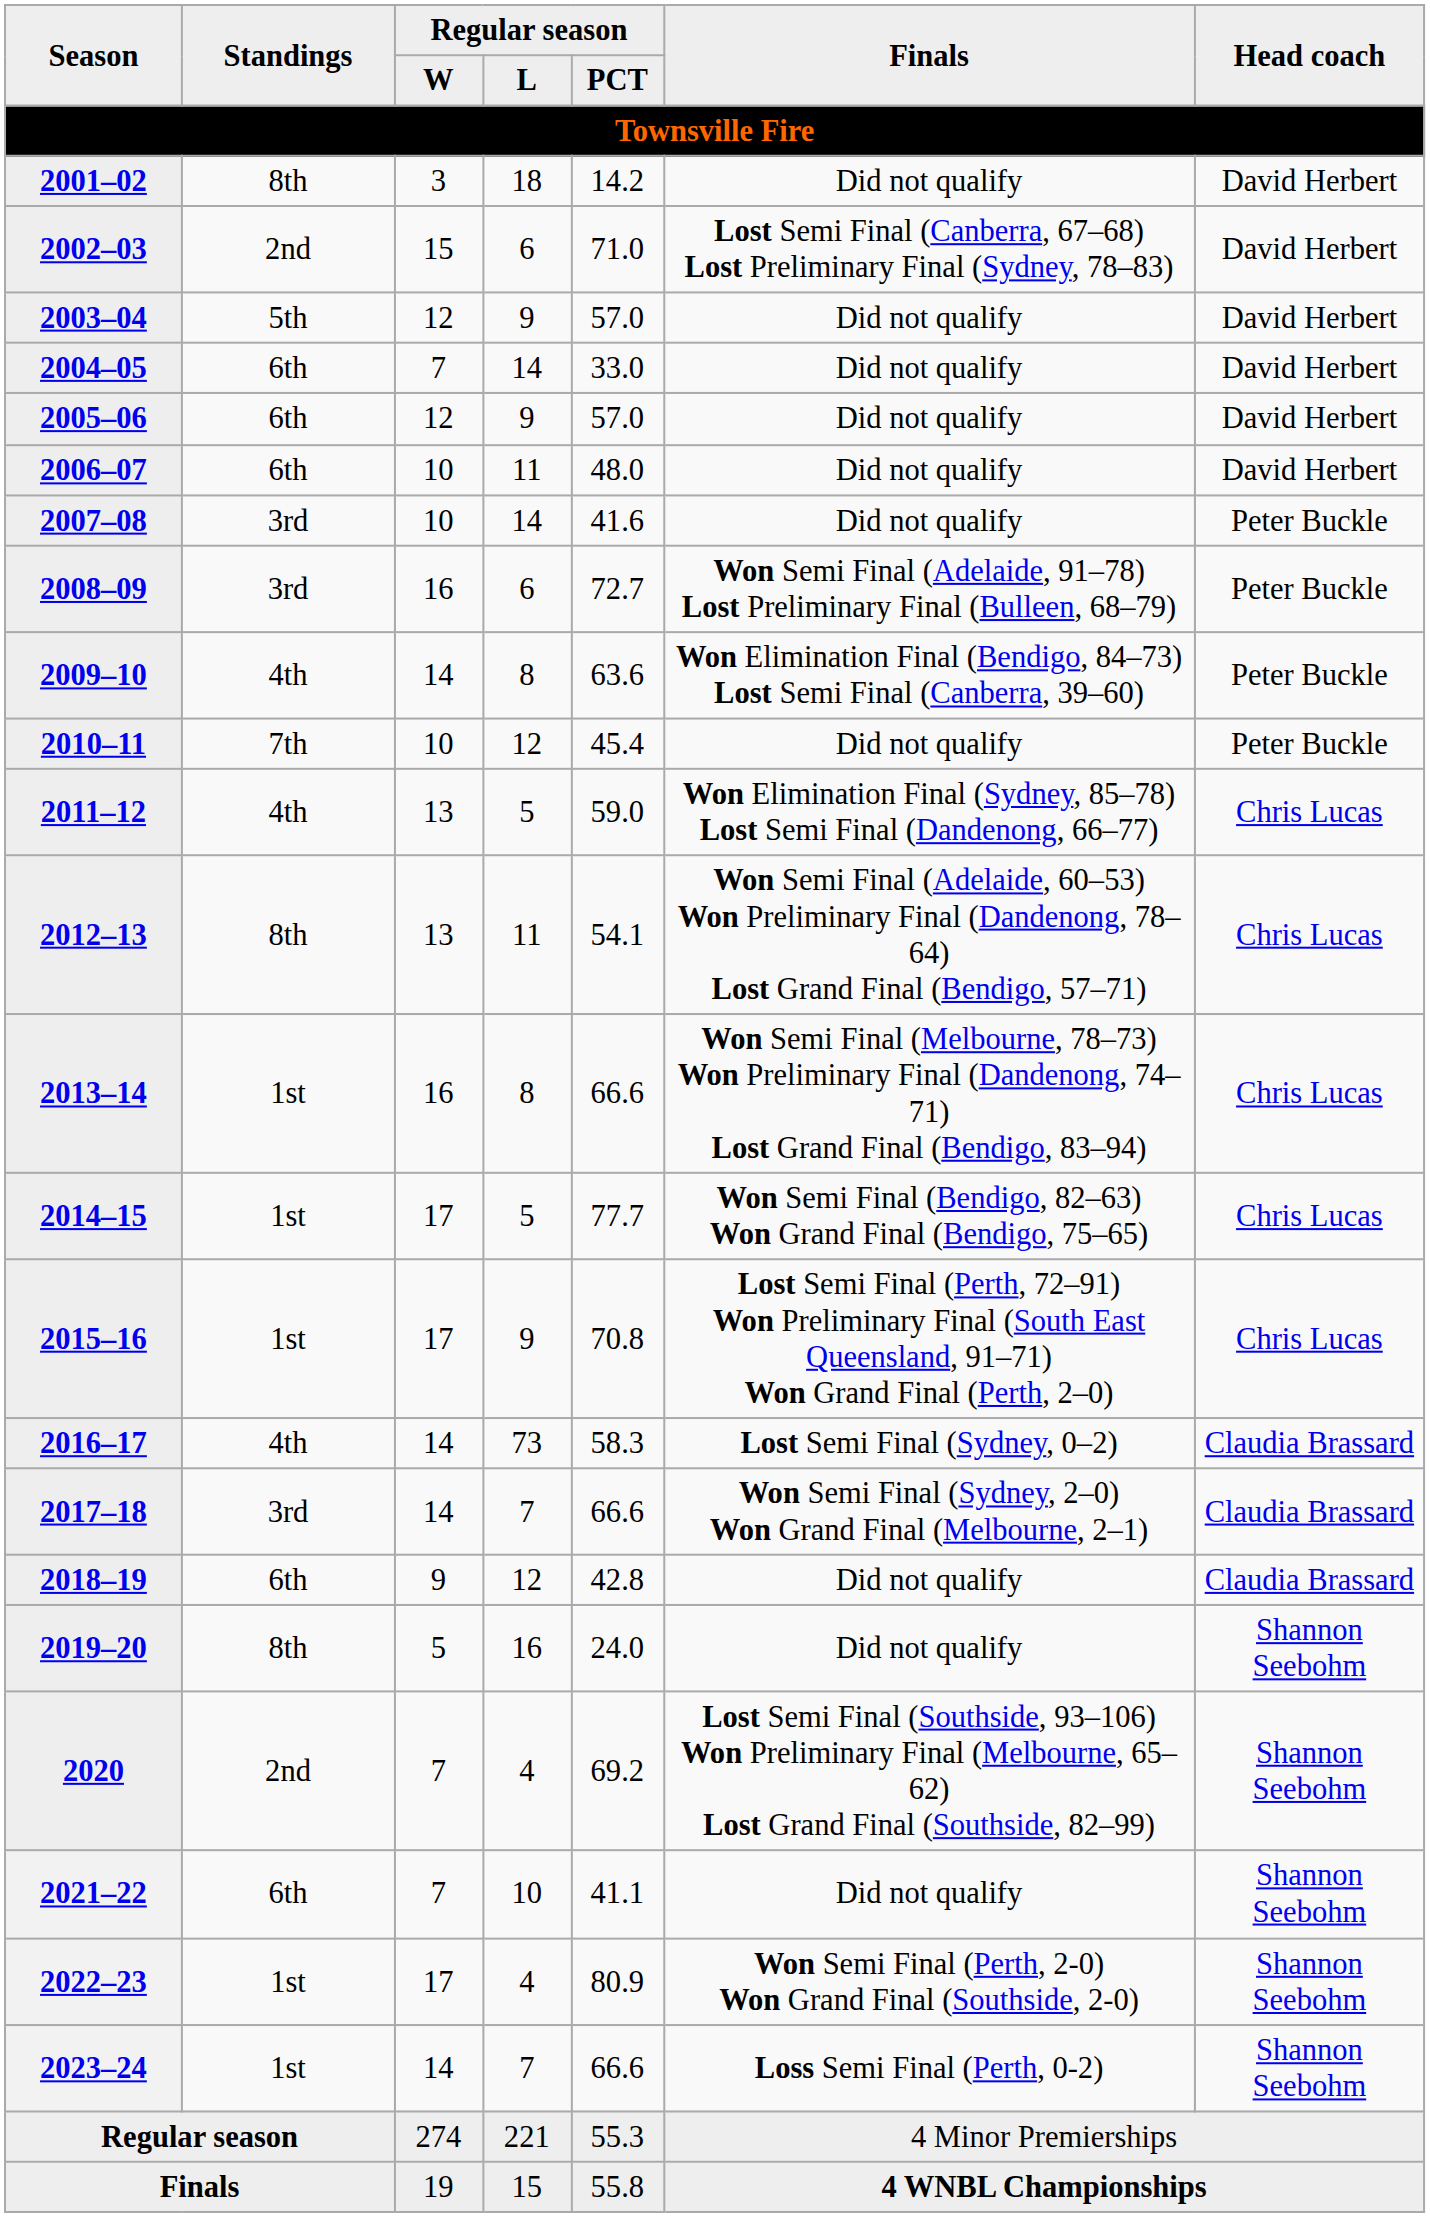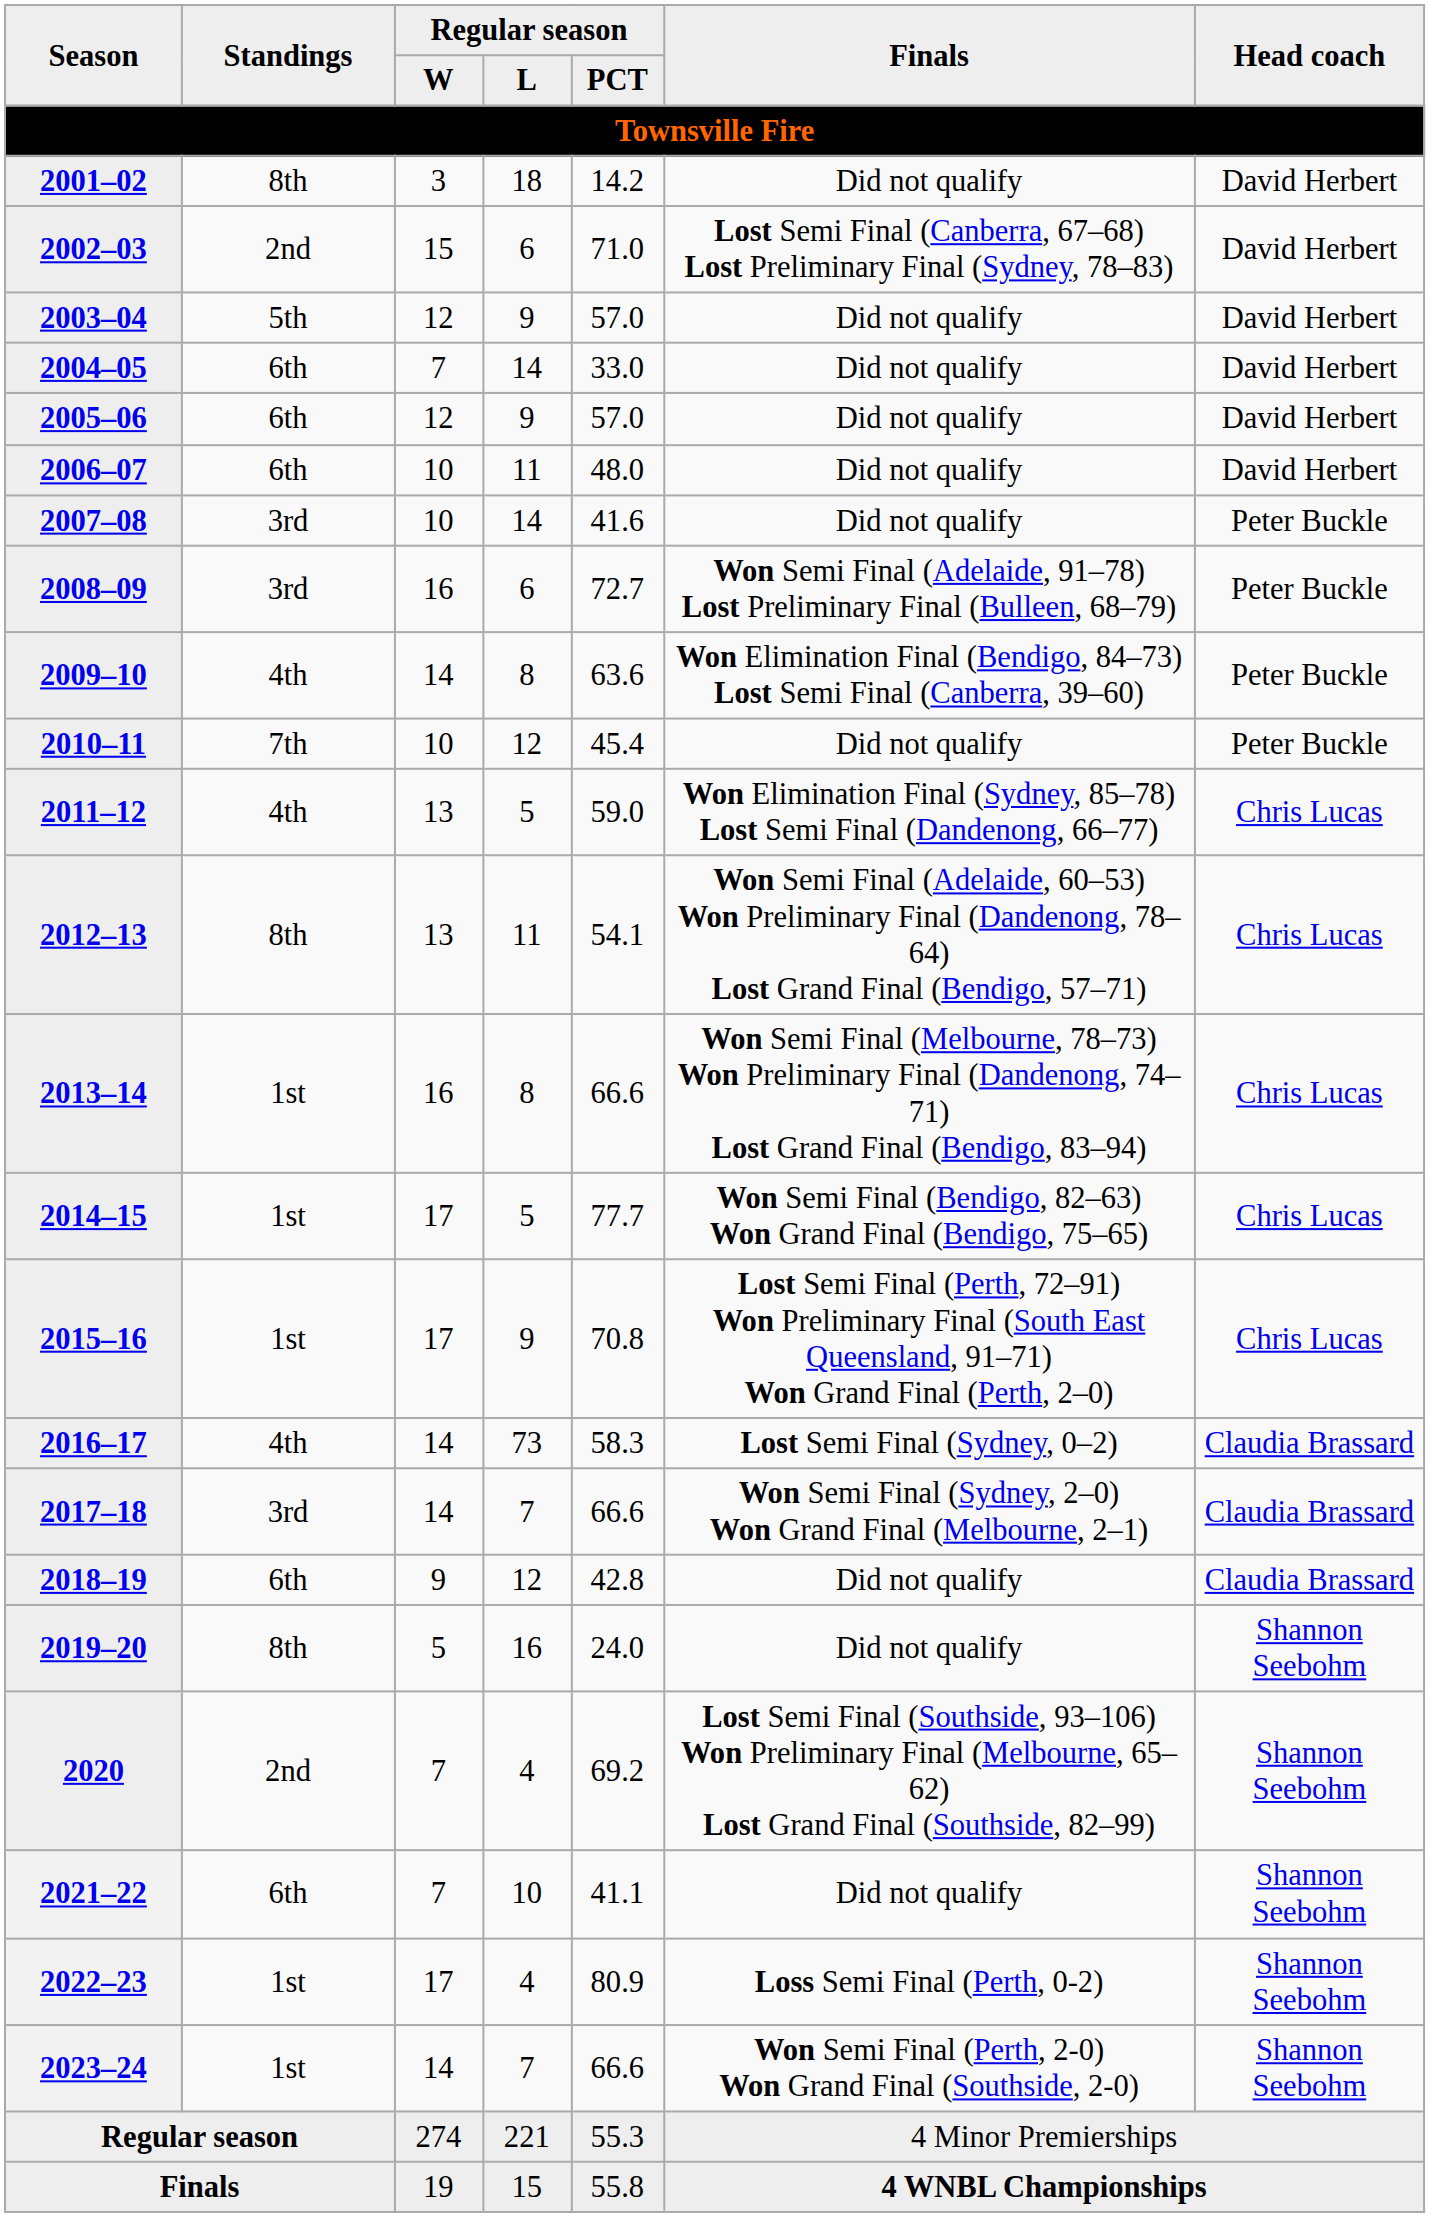(929, 1980) Won Semi Final (Perth, 2-0) Won Grand Final (Southside, 2-0) -> (929, 1980) Loss Semi Final (Perth, 0-2)
(929, 2067) Loss Semi Final (Perth, 0-2) -> (929, 2067) Won Semi Final (Perth, 2-0) Won Grand Final (Southside, 2-0)
